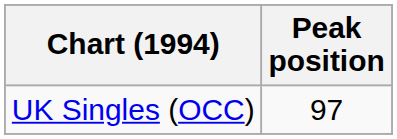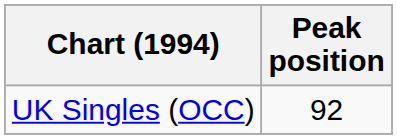(327, 109) 97 -> (327, 109) 92
